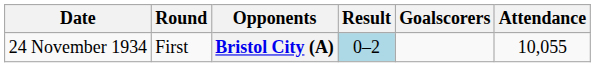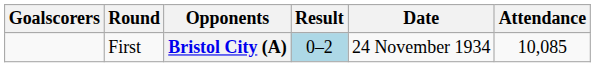columns swapped: (78, 18) <-> (445, 18)
(542, 47) 10,055 -> (542, 47) 10,085
